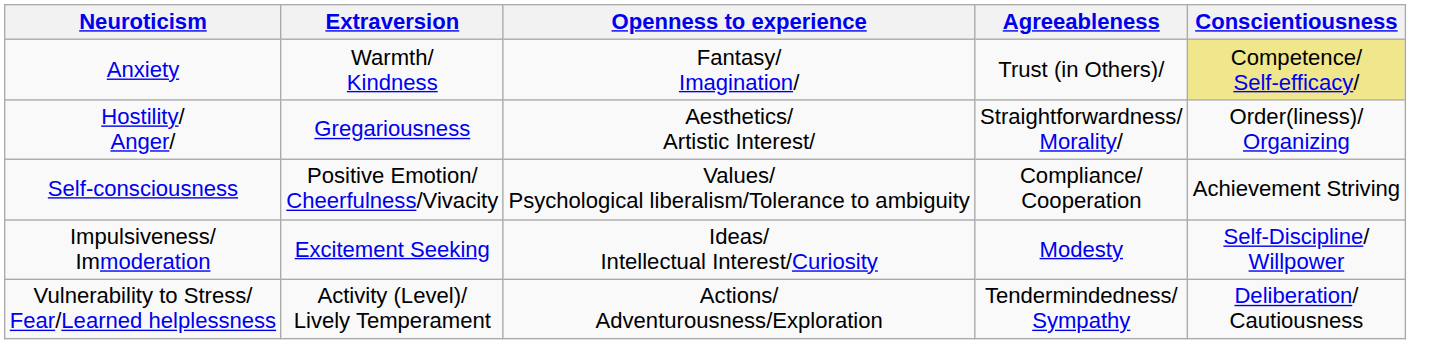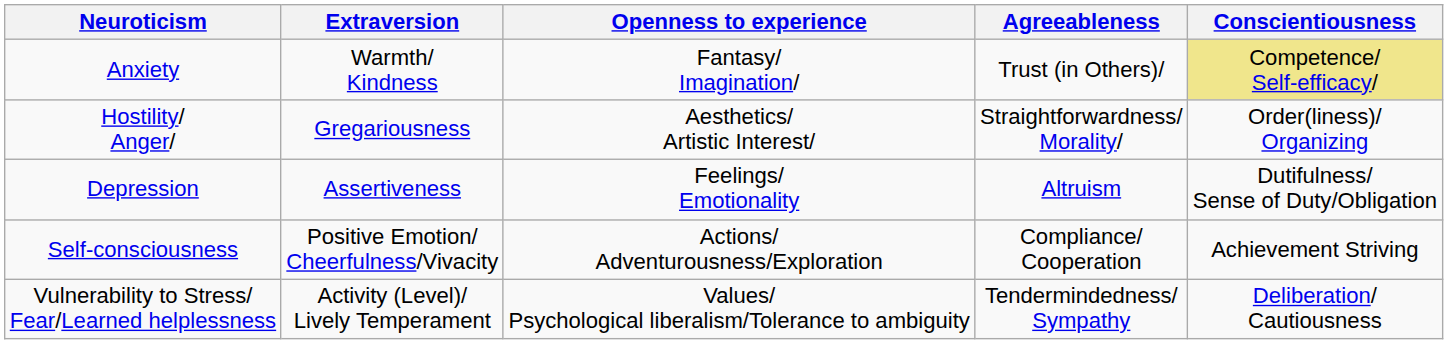+ row: (143, 189)
(739, 189) Values/ Psychological liberalism/Tolerance to ambiguity -> (739, 249) Actions/ Adventurousness/Exploration
- row: (143, 249)
(739, 308) Actions/ Adventurousness/Exploration -> (739, 308) Values/ Psychological liberalism/Tolerance to ambiguity
